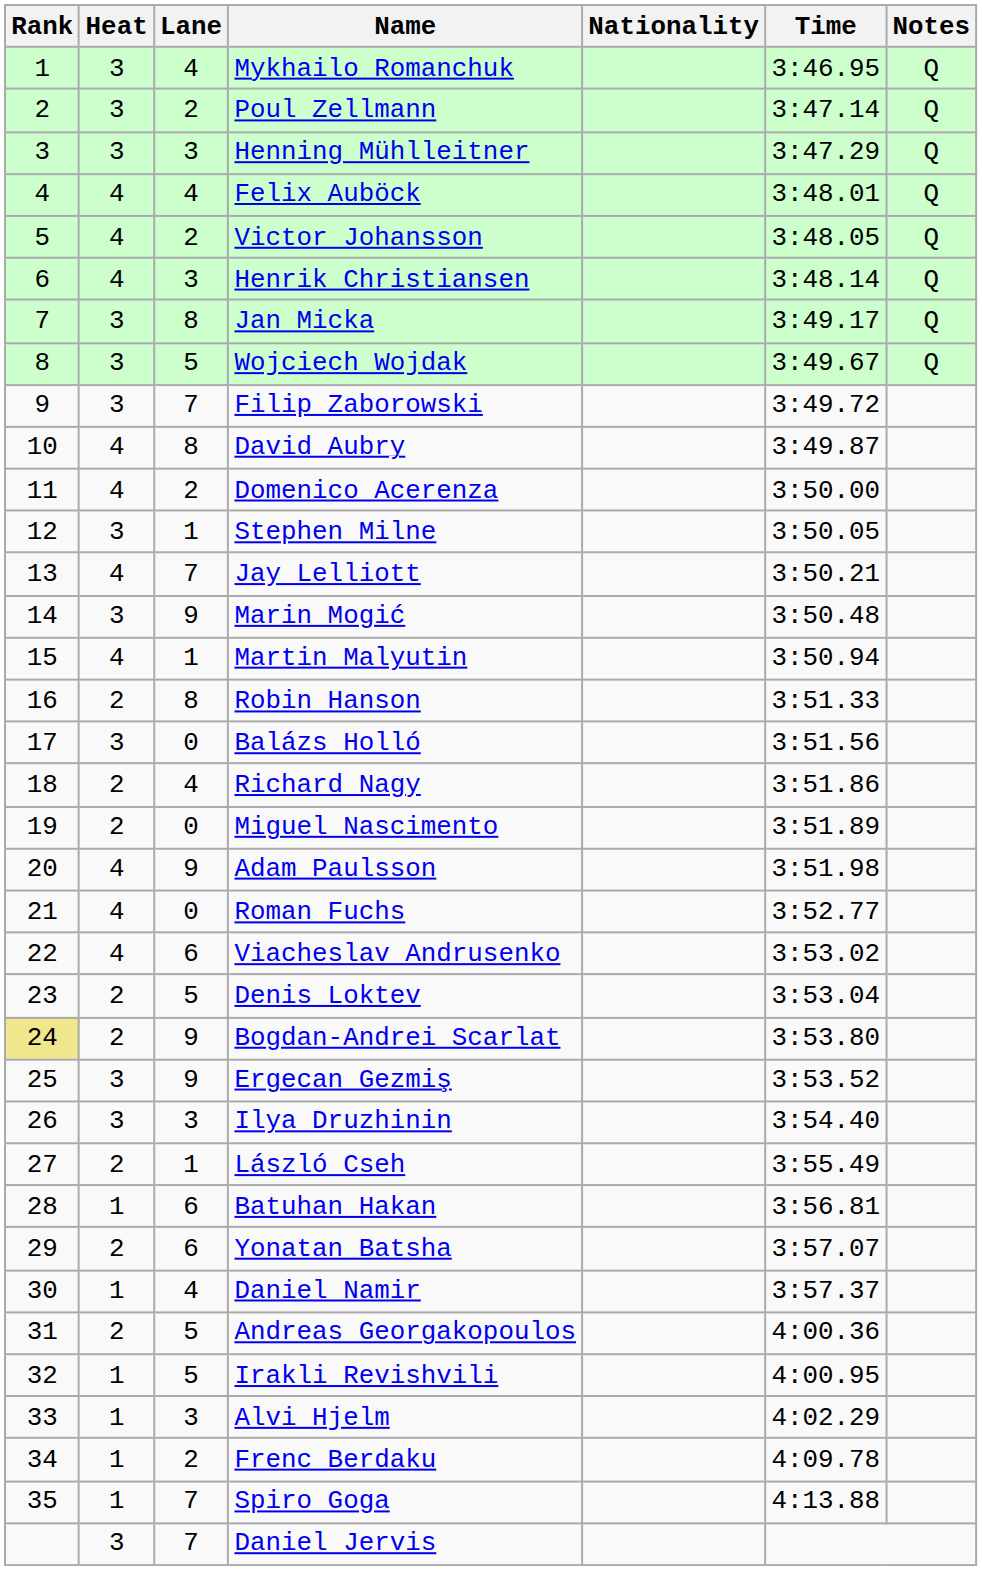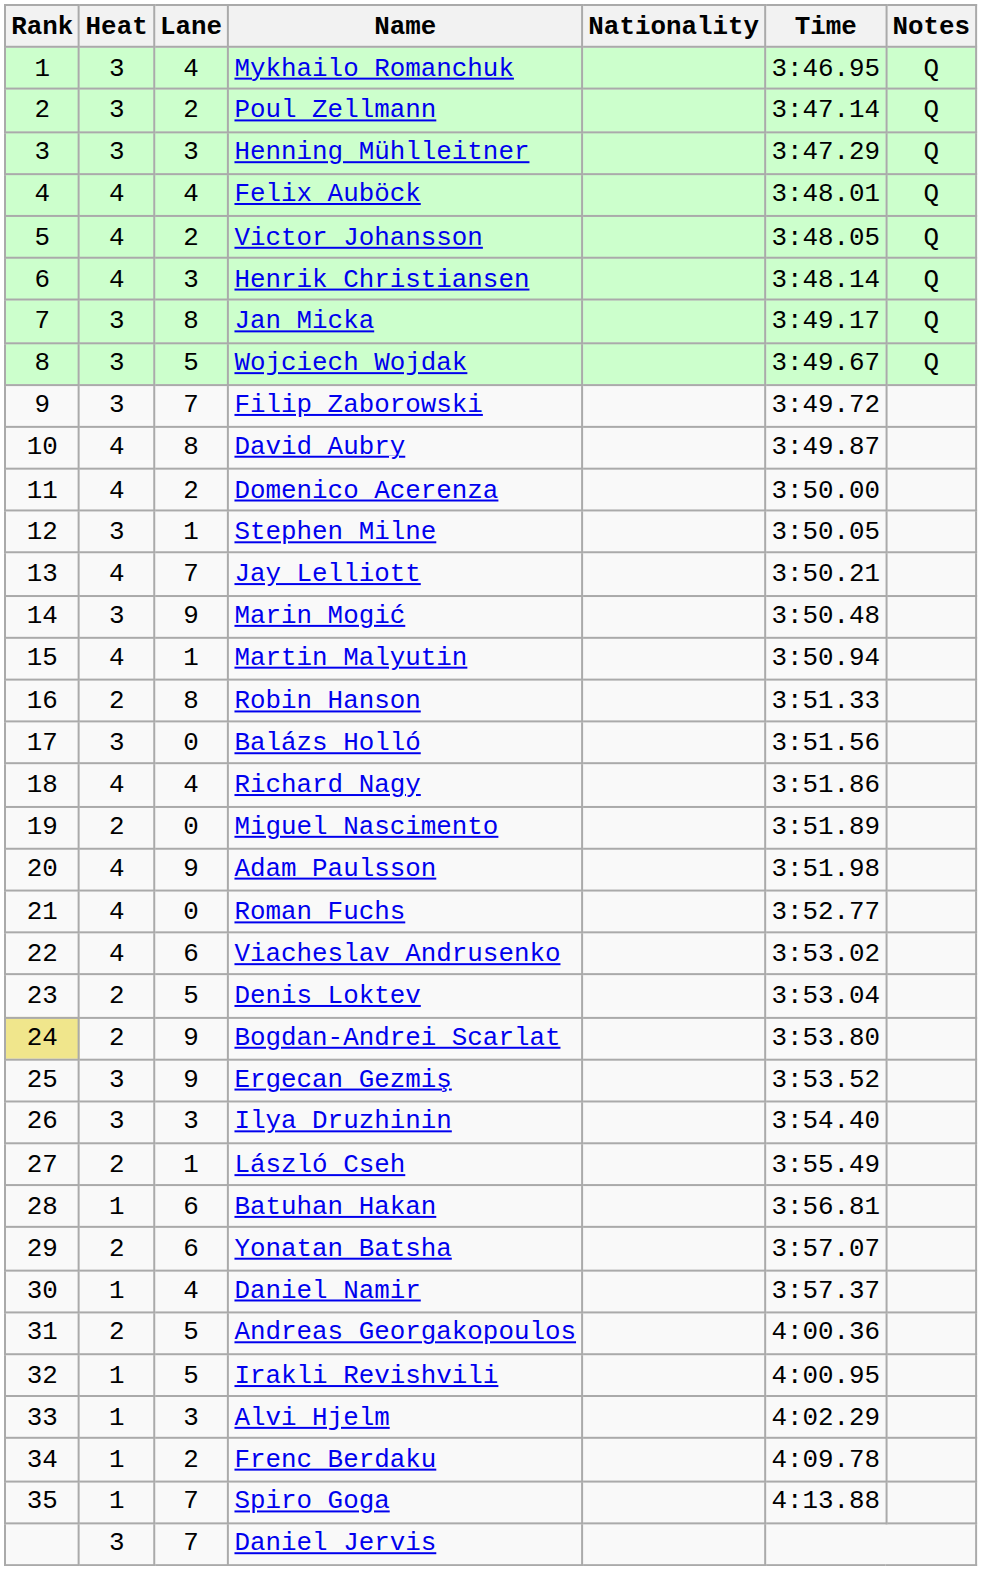(117, 785) 2 -> (117, 785) 4
